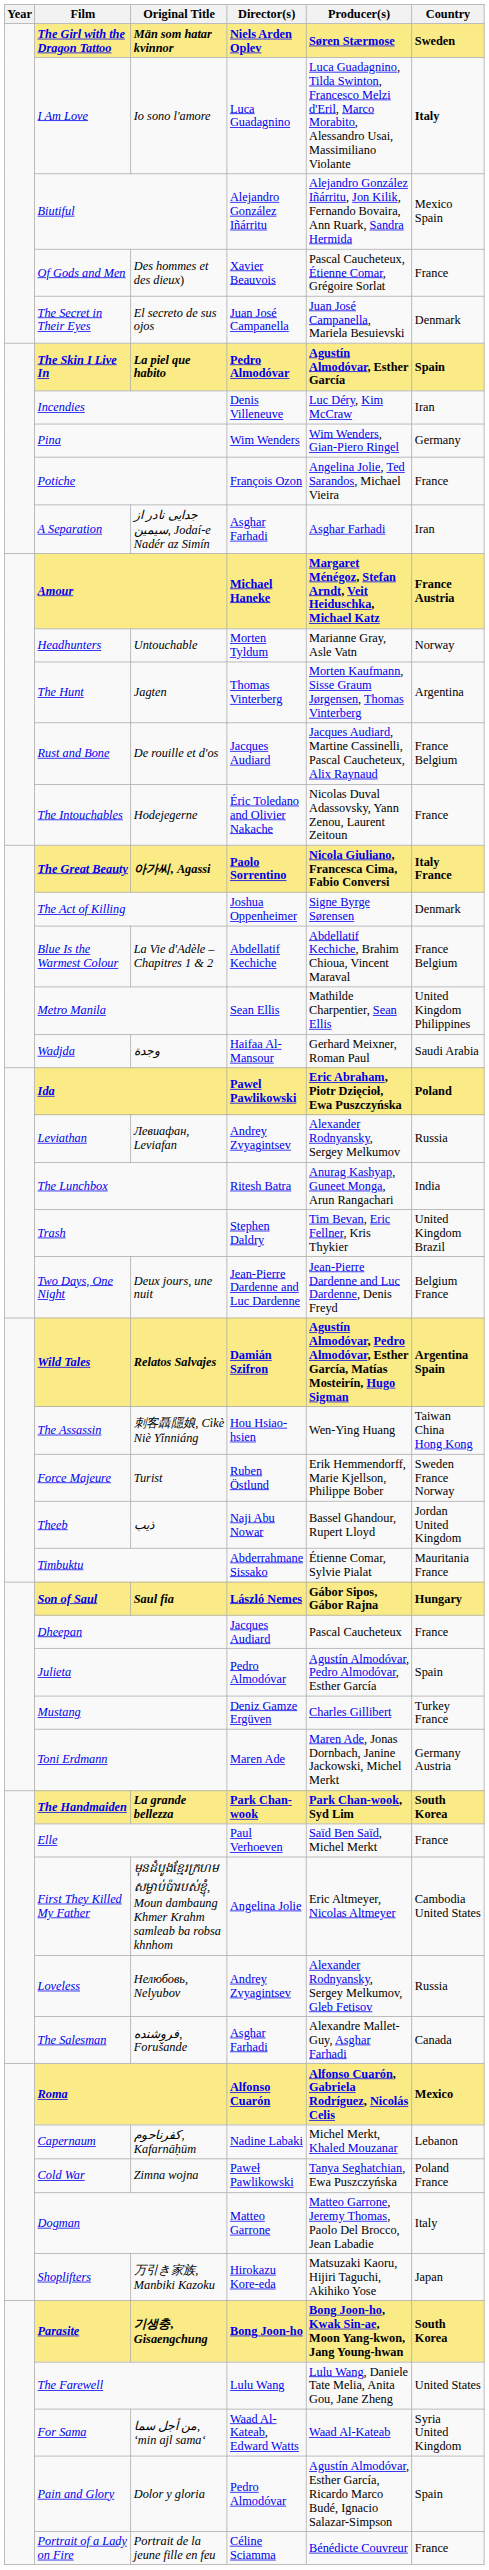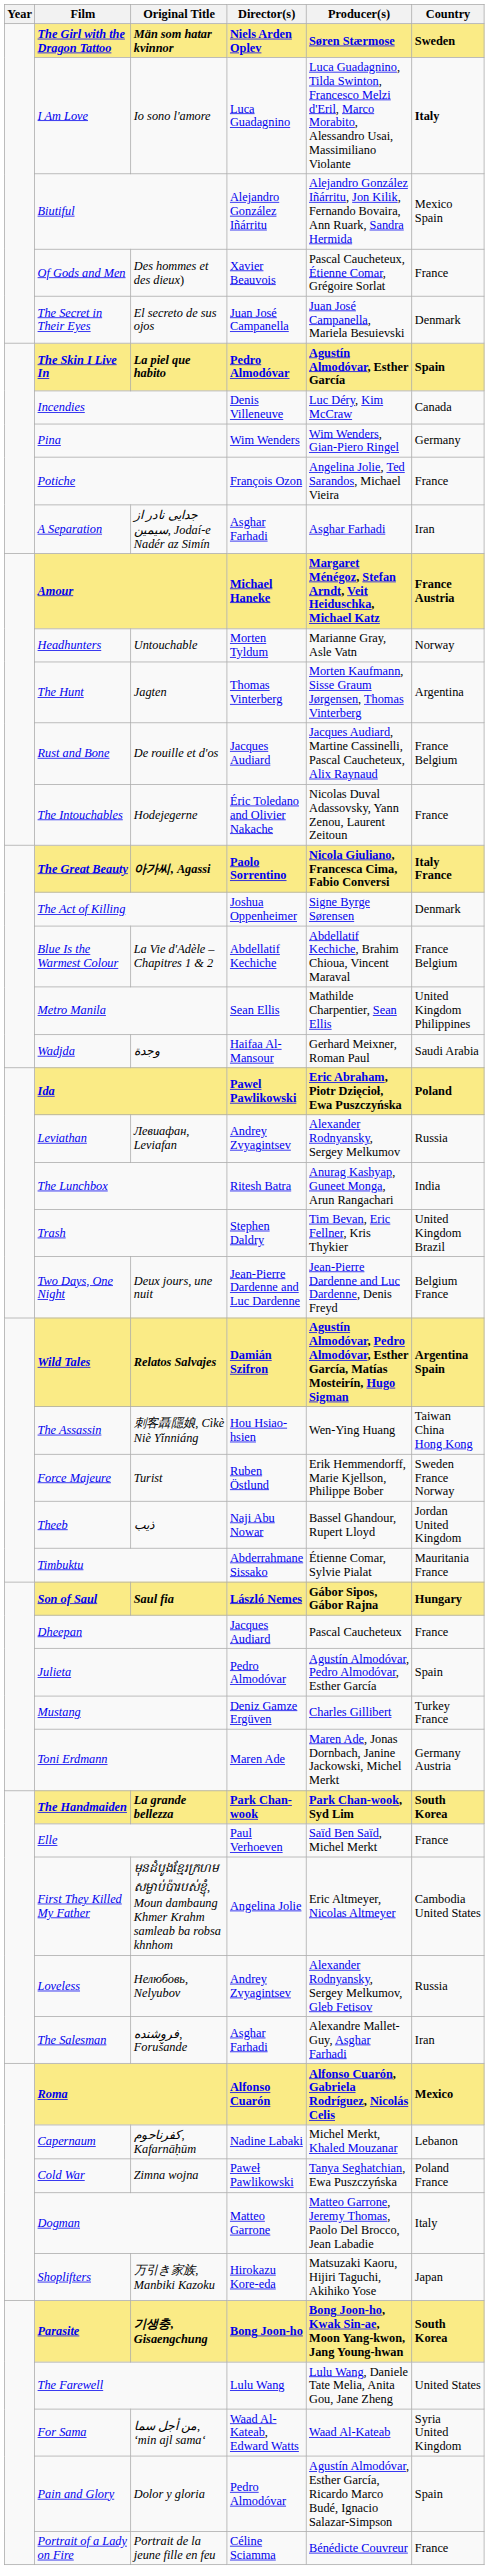(425, 407) Iran -> (433, 407) Canada
(433, 2040) Canada -> (425, 2040) Iran
